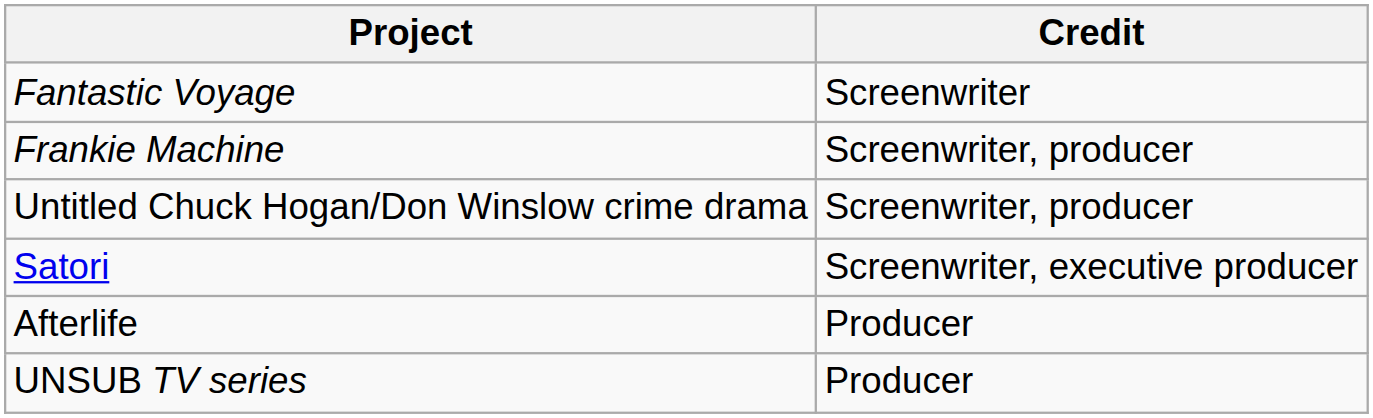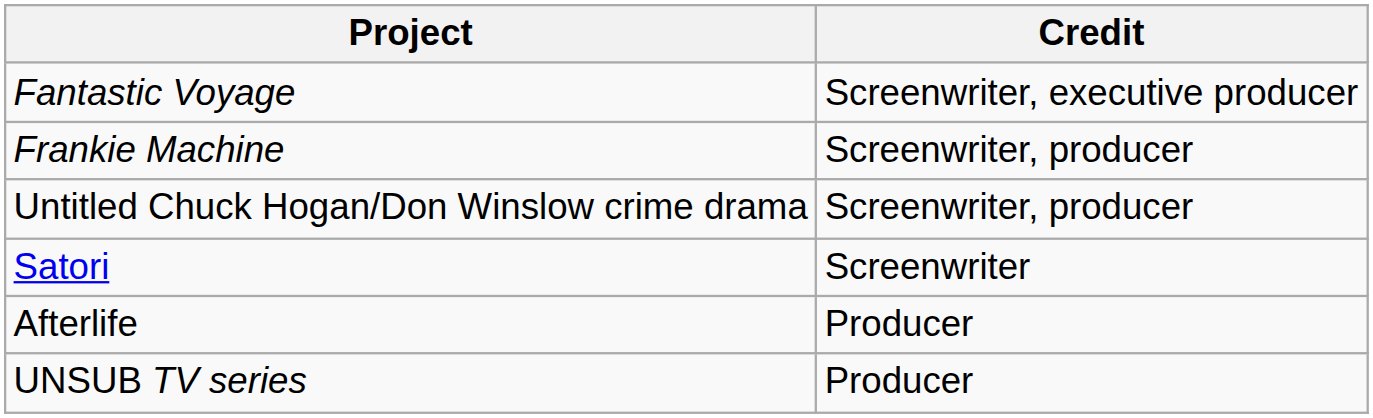(927, 91) Screenwriter -> (1091, 91) Screenwriter, executive producer
(1091, 265) Screenwriter, executive producer -> (927, 265) Screenwriter
